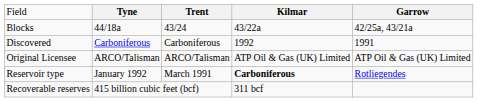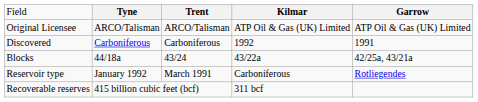rows swapped: (20, 27) <-> (41, 58)
(264, 74) bold -> (262, 74) normal
